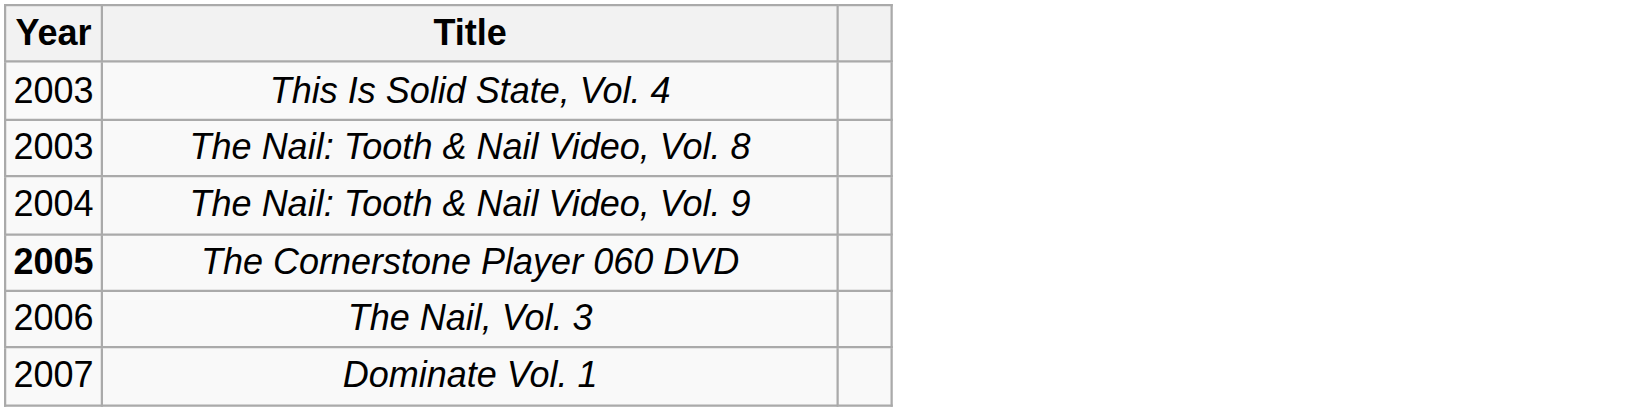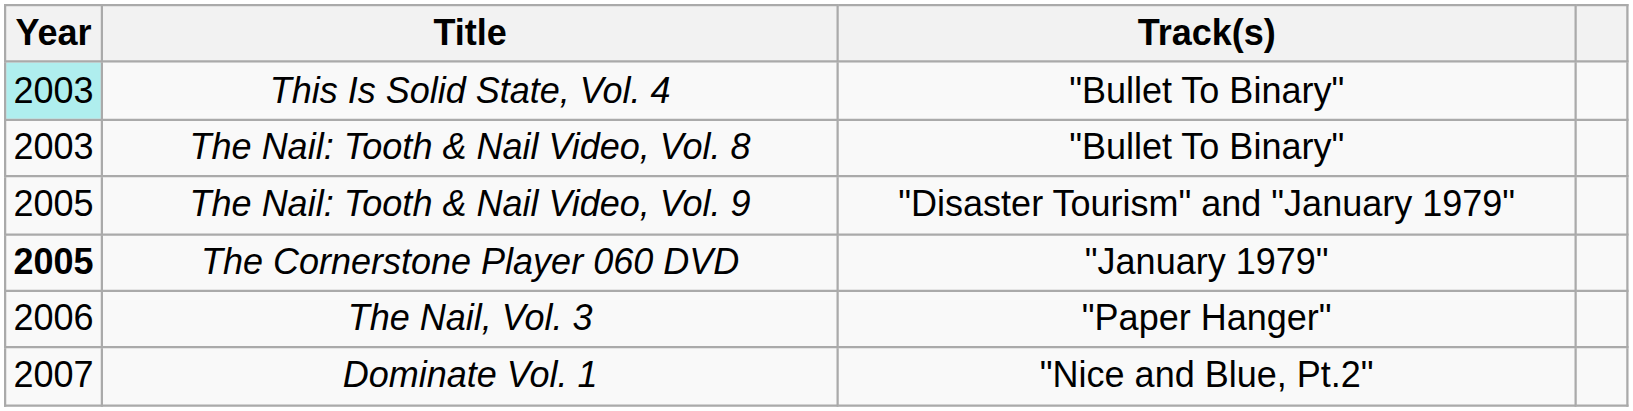+ column: (1207, 33)
(53, 90) no background -> (53, 90) paleturquoise background
(53, 204) 2004 -> (53, 204) 2005
